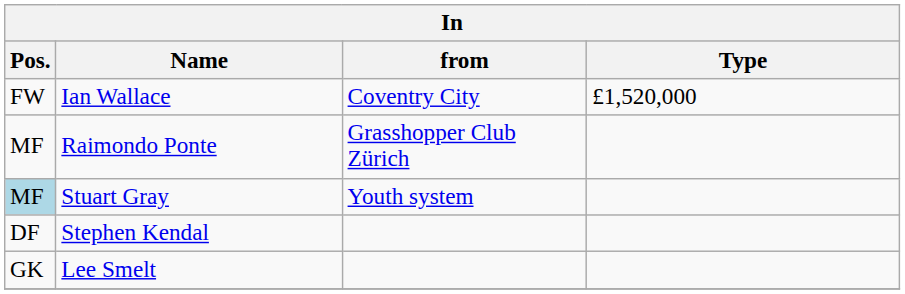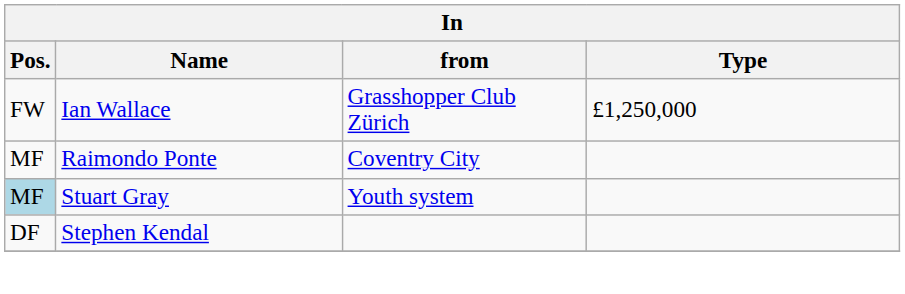(414, 96) Coventry City -> (432, 109) Grasshopper Club Zürich
(644, 96) £1,520,000 -> (644, 109) £1,250,000
(432, 146) Grasshopper Club Zürich -> (414, 159) Coventry City
- row: (109, 269)
